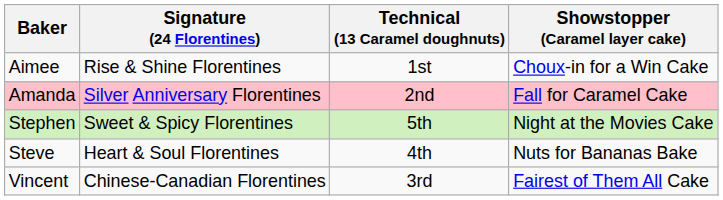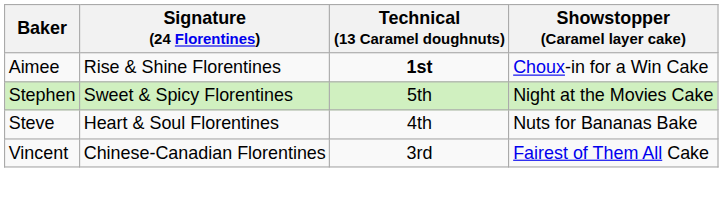(419, 67) normal -> (419, 67) bold
- row: (42, 95)
